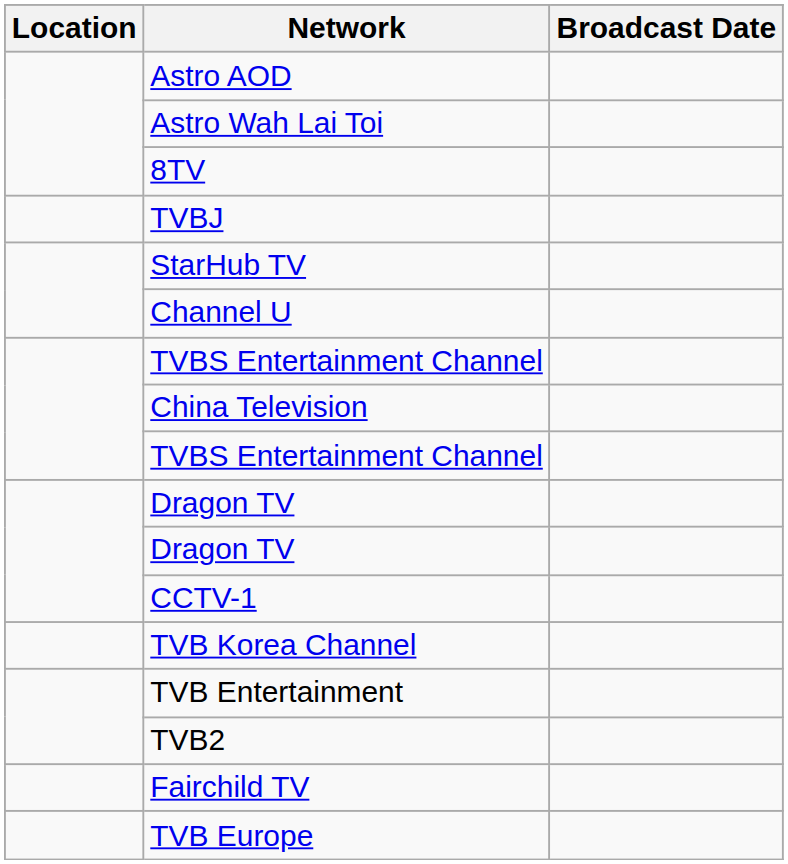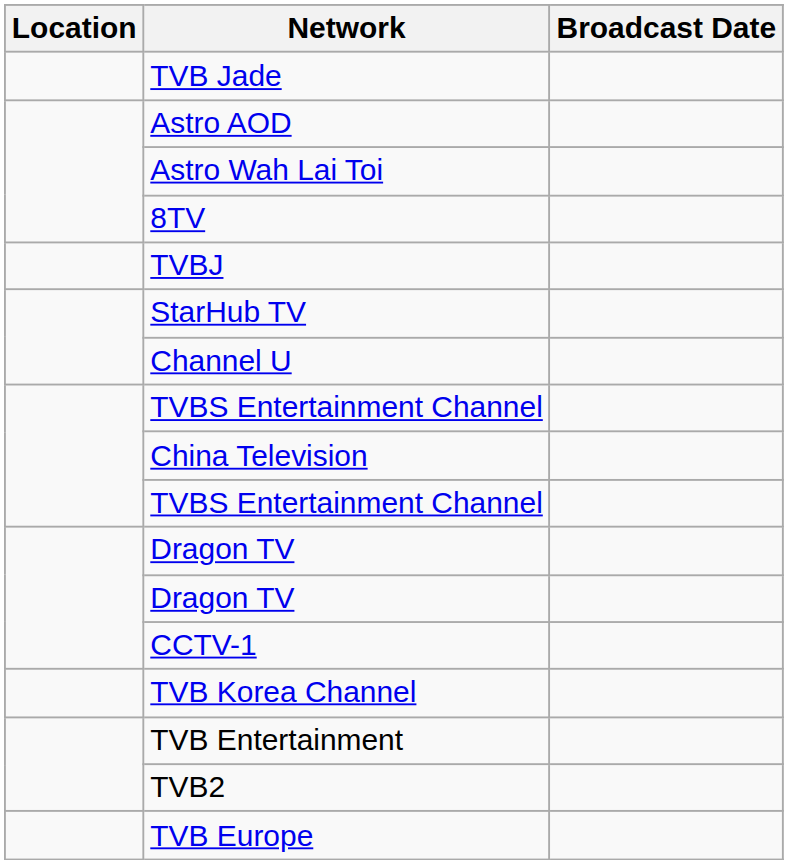+ row: (74, 76)
- row: (74, 788)
